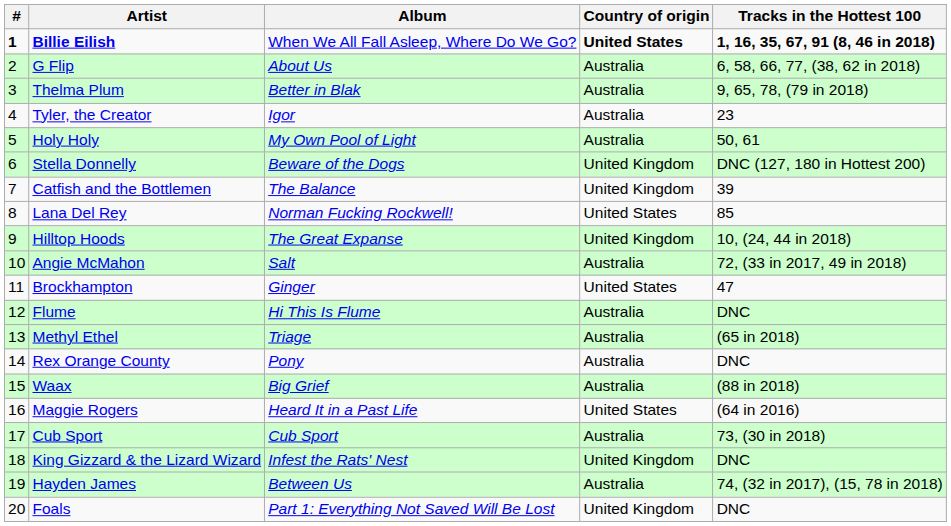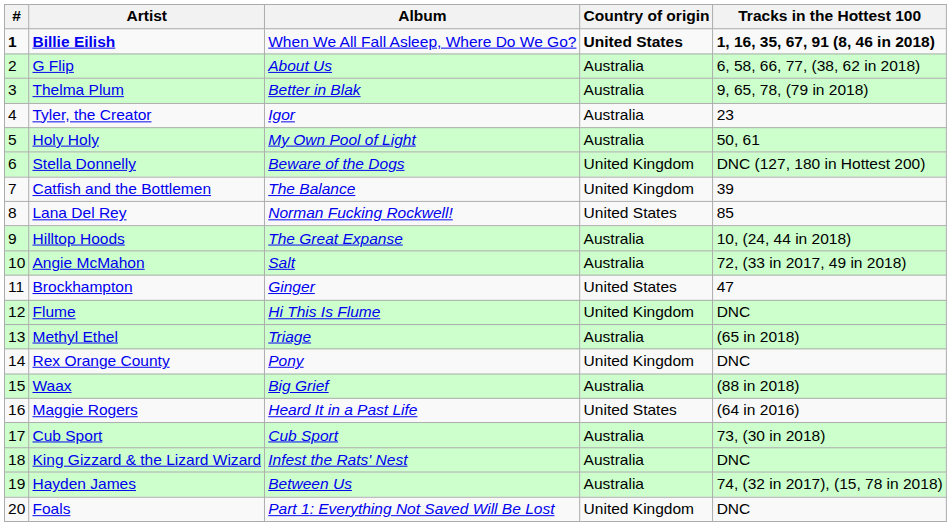(639, 238) United Kingdom -> (614, 238) Australia
(614, 312) Australia -> (639, 312) United Kingdom
(614, 361) Australia -> (639, 361) United Kingdom
(639, 459) United Kingdom -> (614, 459) Australia
